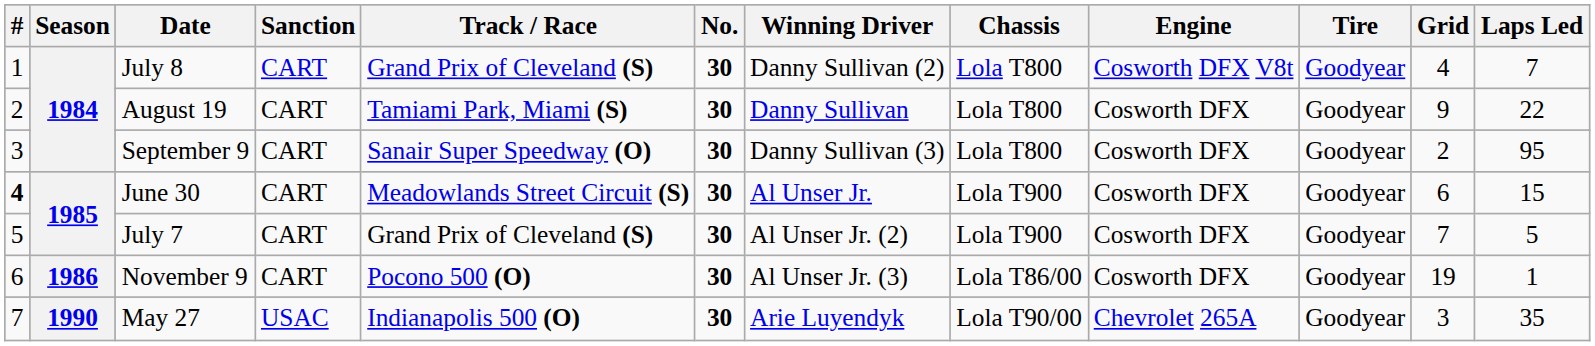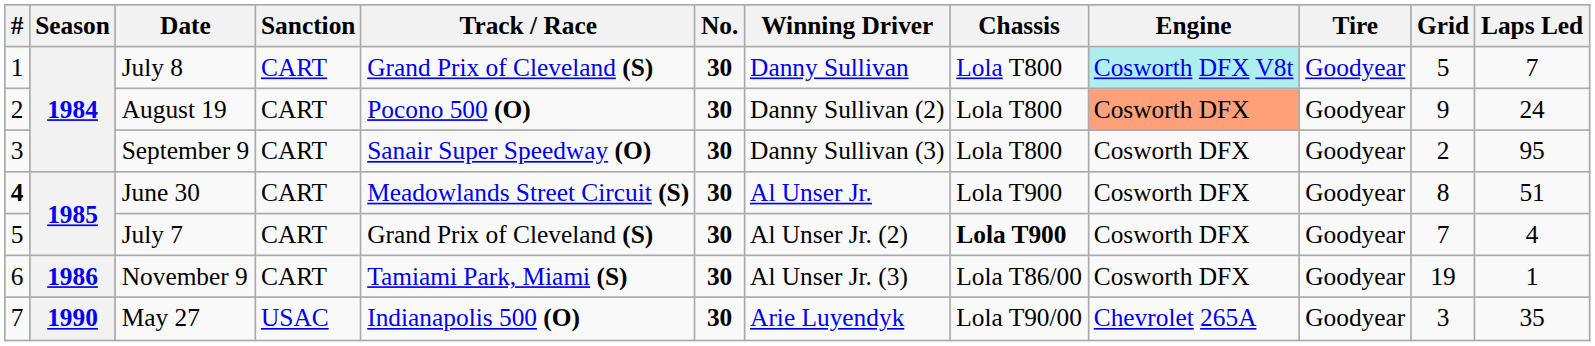(847, 67) Danny Sullivan (2) -> (829, 67) Danny Sullivan
(1194, 67) no background -> (1194, 67) paleturquoise background
(1443, 67) 4 -> (1443, 67) 5
(497, 109) Tamiami Park, Miami (S) -> (449, 109) Pocono 500 (O)
(829, 109) Danny Sullivan -> (847, 109) Danny Sullivan (2)
(1172, 109) no background -> (1172, 109) lightsalmon background
(1532, 109) 22 -> (1532, 109) 24
(1443, 193) 6 -> (1443, 193) 8
(1532, 193) 15 -> (1532, 193) 51
(1009, 234) normal -> (1011, 234) bold
(1532, 234) 5 -> (1532, 234) 4
(449, 276) Pocono 500 (O) -> (497, 276) Tamiami Park, Miami (S)
